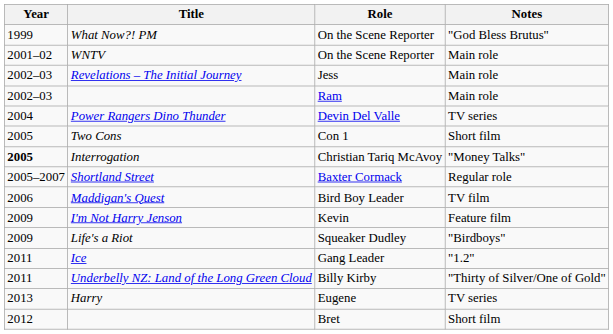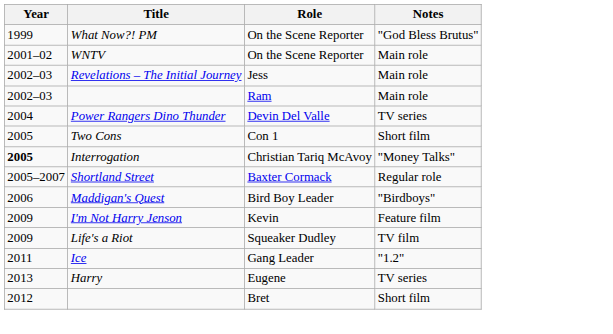(469, 197) TV film -> (406, 197) "Birdboys"
(477, 237) "Birdboys" -> (398, 237) TV film
- row: (191, 278)
